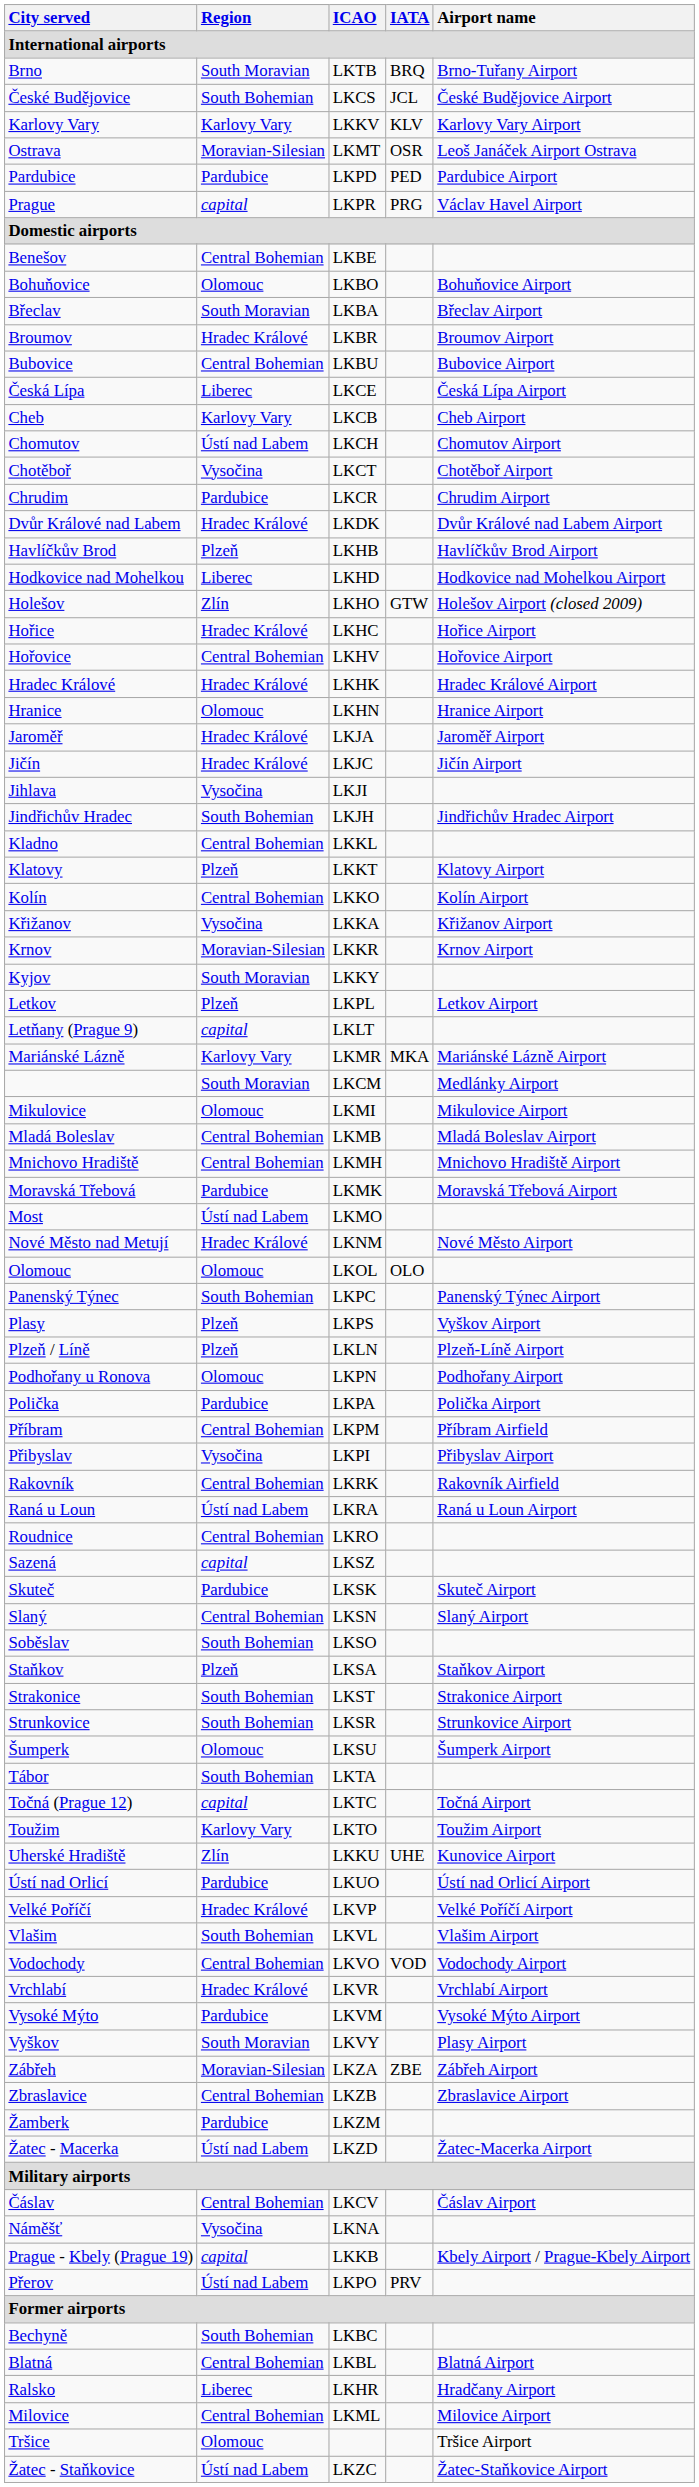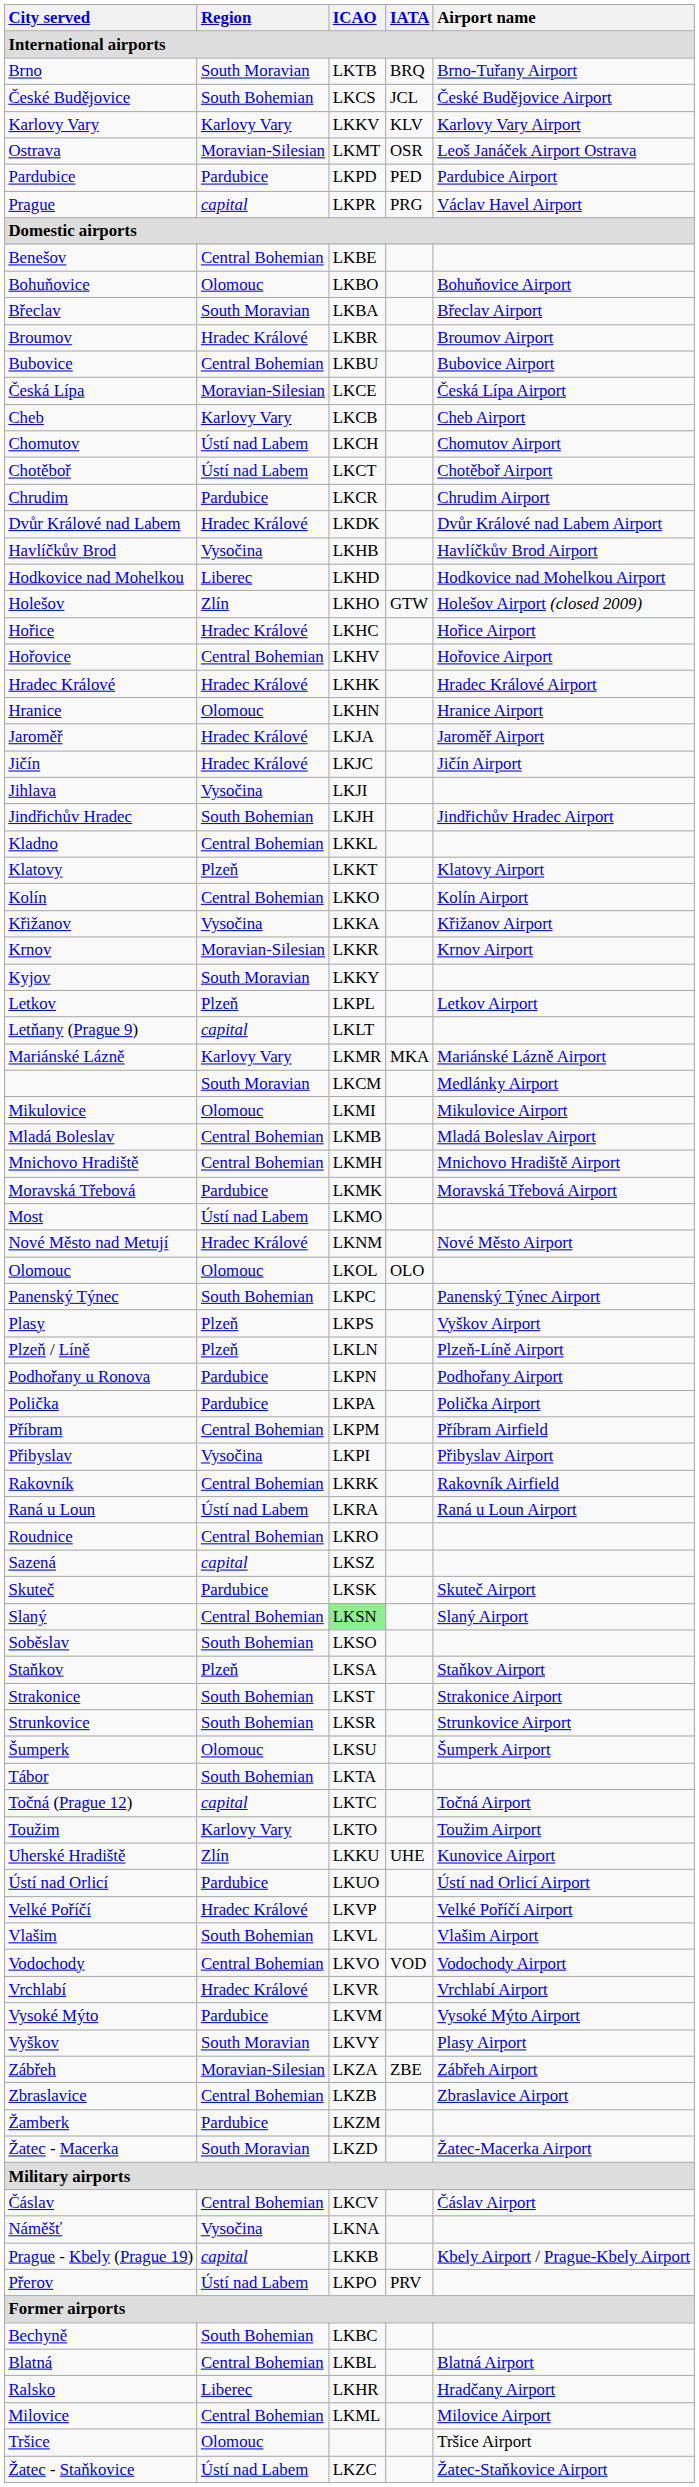(227, 390) Liberec -> (263, 390) Moravian-Silesian
(232, 470) Vysočina -> (255, 470) Ústí nad Labem
(220, 550) Plzeň -> (232, 550) Vysočina
(232, 1376) Olomouc -> (234, 1376) Pardubice
(355, 1616) no background -> (355, 1616) lightgreen background
(255, 2149) Ústí nad Labem -> (255, 2149) South Moravian
